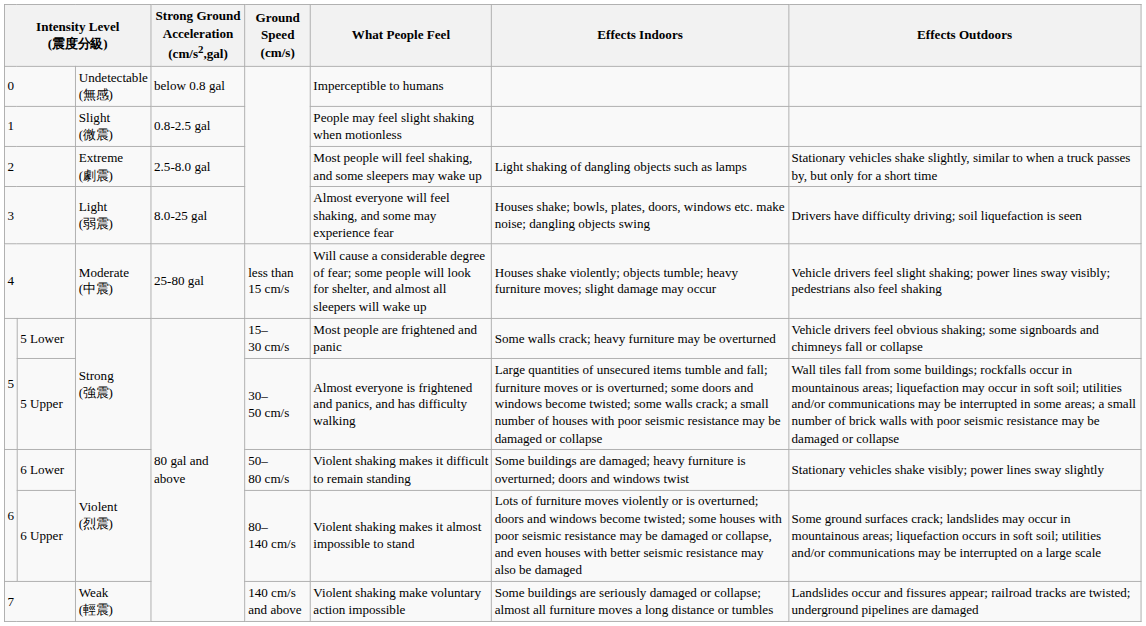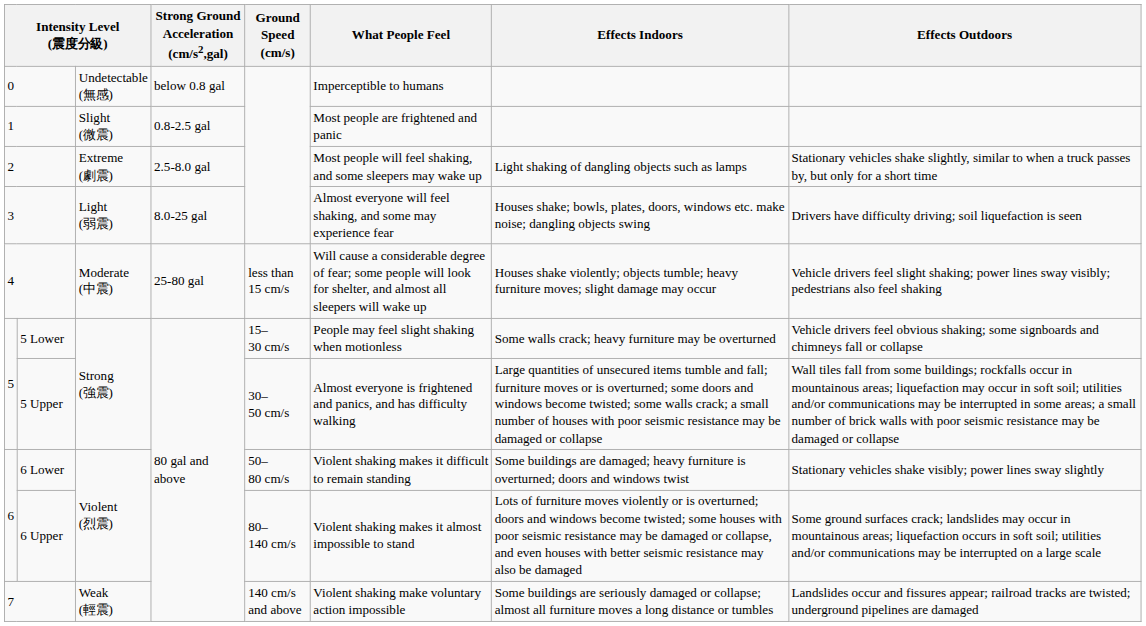(394, 126) People may feel slight shaking when motionless -> (395, 126) Most people are frightened and panic
(395, 338) Most people are frightened and panic -> (394, 338) People may feel slight shaking when motionless
